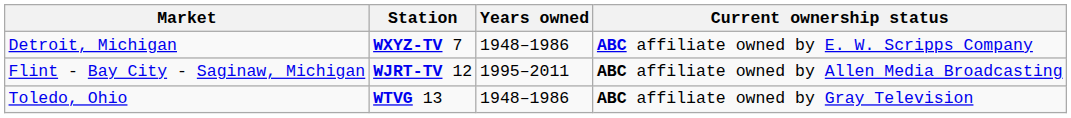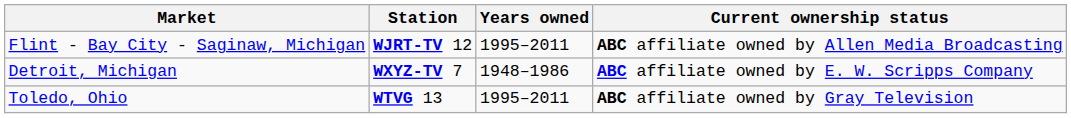rows swapped: (93, 45) <-> (187, 72)
(525, 99) 1948–1986 -> (525, 99) 1995–2011
